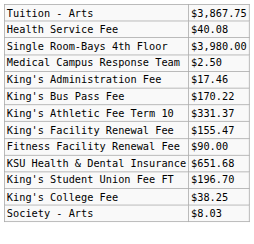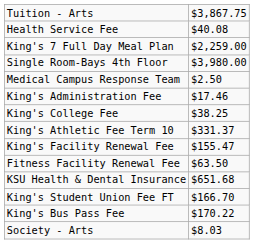+ row: (90, 46)
rows swapped: (62, 197) <-> (66, 96)
(210, 147) $90.00 -> (210, 163) $63.50
(213, 180) $196.70 -> (213, 197) $166.70
